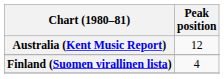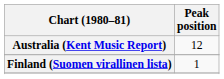(197, 63) 4 -> (197, 63) 1
